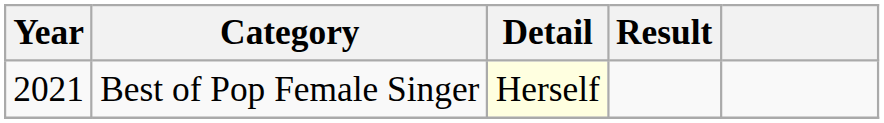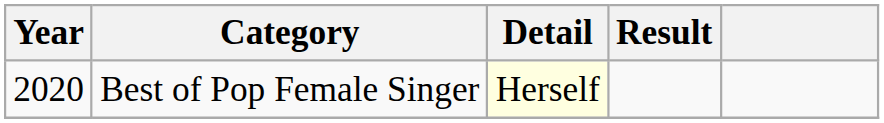(49, 88) 2021 -> (49, 88) 2020
